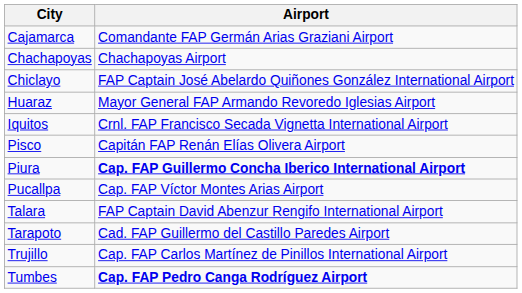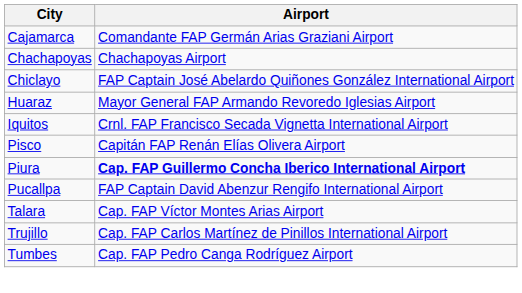(211, 189) Cap. FAP Víctor Montes Arias Airport -> (270, 189) FAP Captain David Abenzur Rengifo International Airport
(270, 211) FAP Captain David Abenzur Rengifo International Airport -> (211, 211) Cap. FAP Víctor Montes Arias Airport
- row: (34, 233)
(233, 277) bold -> (225, 255) normal
